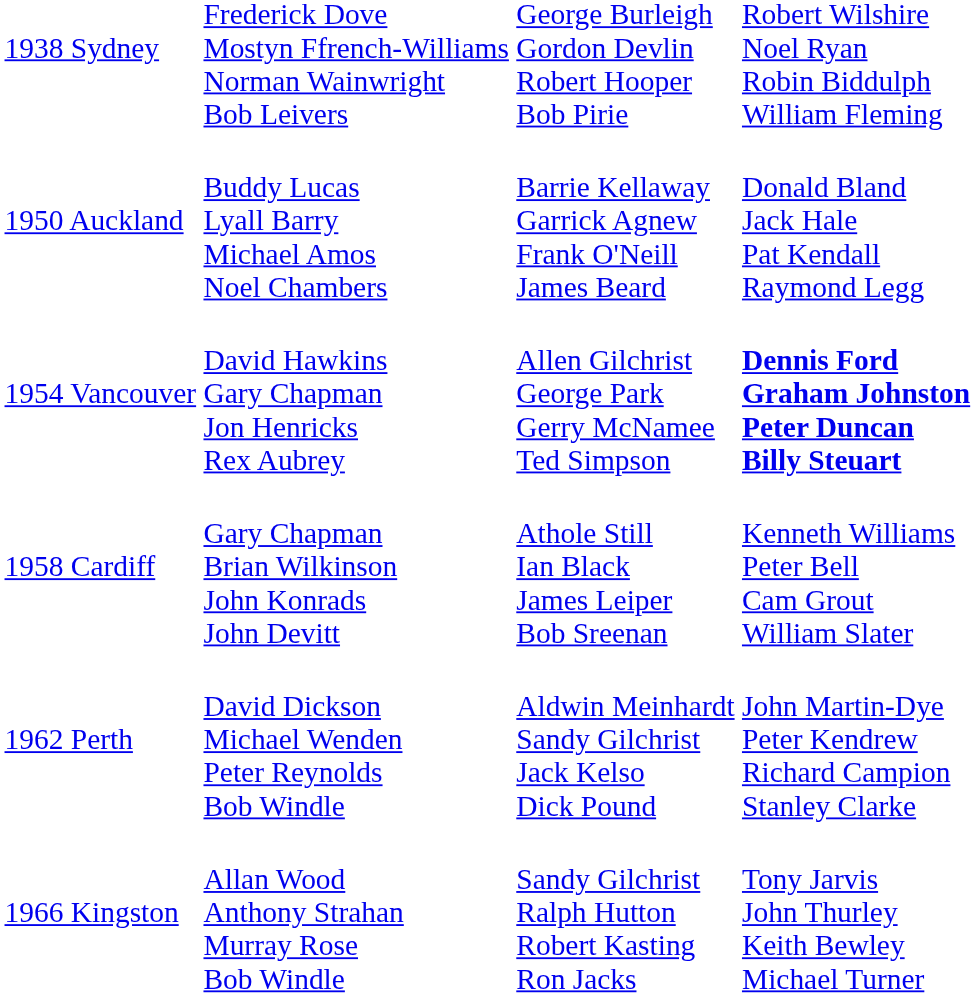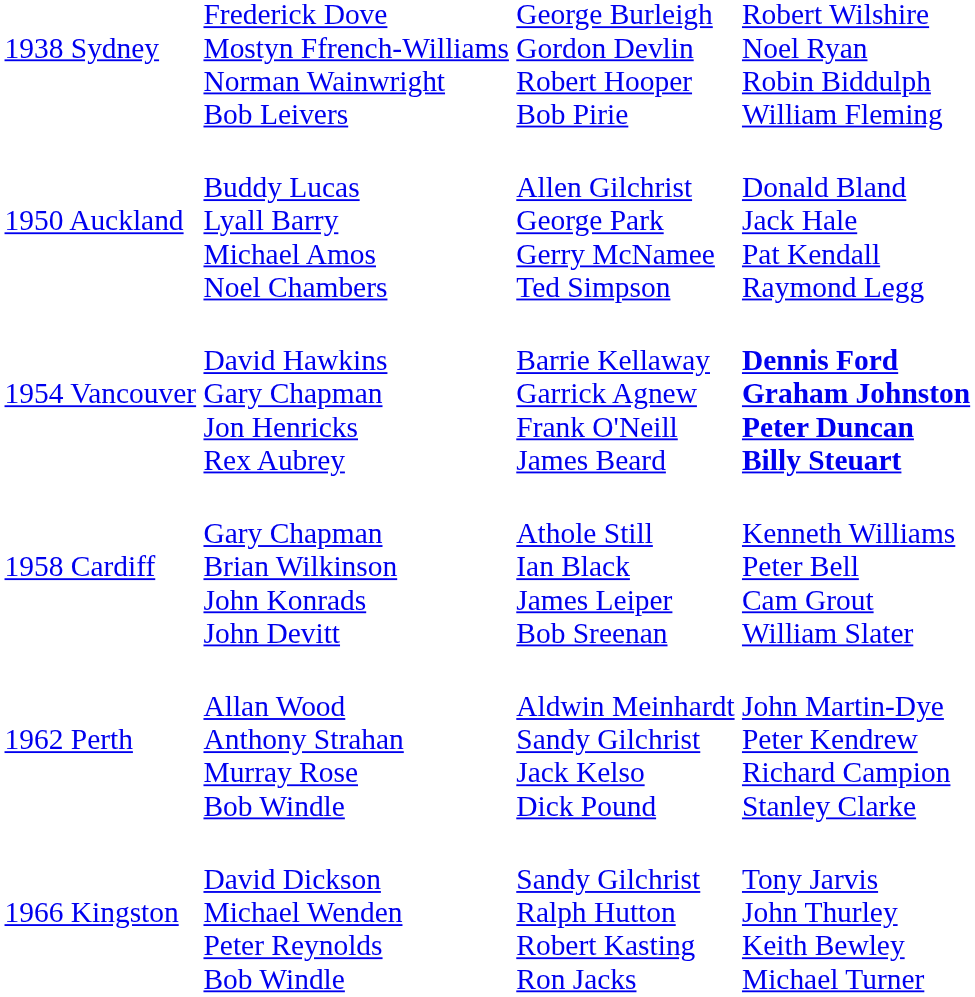(613, 237) Barrie Kellaway Garrick Agnew Frank O'Neill James Beard -> (616, 237) Allen Gilchrist George Park Gerry McNamee Ted Simpson
(616, 410) Allen Gilchrist George Park Gerry McNamee Ted Simpson -> (613, 410) Barrie Kellaway Garrick Agnew Frank O'Neill James Beard
(303, 756) David Dickson Michael Wenden Peter Reynolds Bob Windle -> (304, 756) Allan Wood Anthony Strahan Murray Rose Bob Windle
(304, 929) Allan Wood Anthony Strahan Murray Rose Bob Windle -> (303, 929) David Dickson Michael Wenden Peter Reynolds Bob Windle
